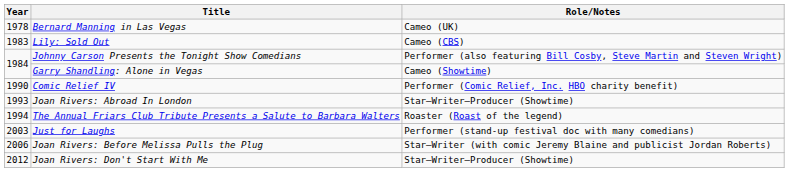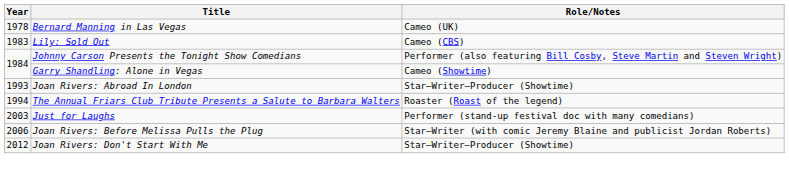- row: (74, 86)
